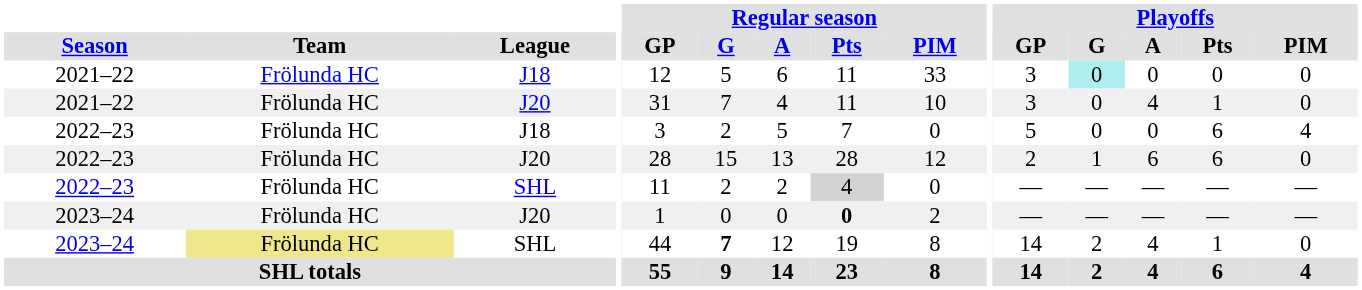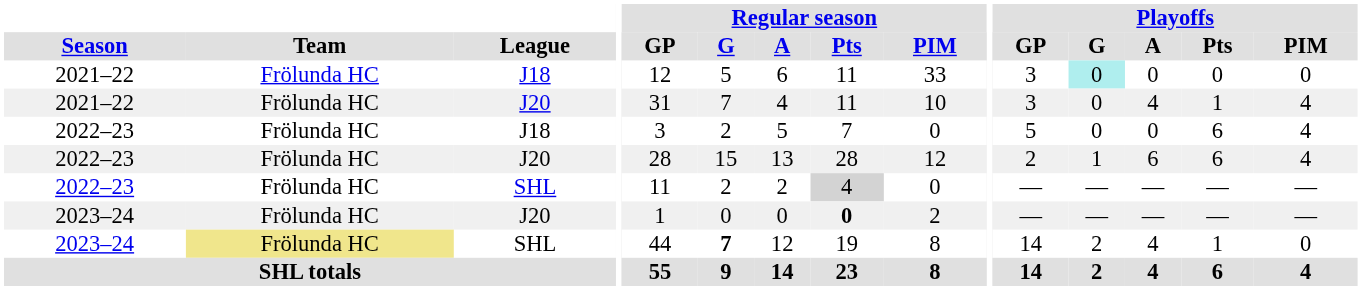(1306, 102) 0 -> (1306, 102) 4
(1306, 158) 0 -> (1306, 158) 4
